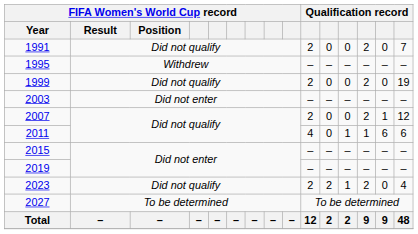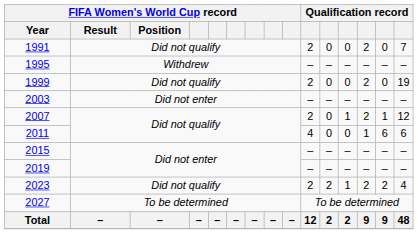(348, 116) 0 -> (348, 116) 1
(348, 133) 1 -> (348, 133) 0
(385, 185) 0 -> (385, 185) 2
